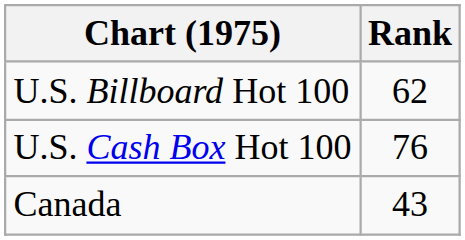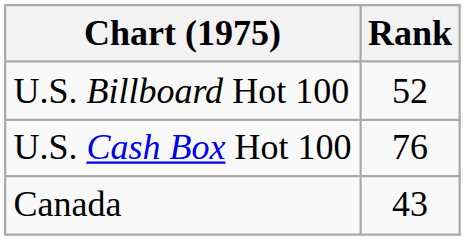(410, 90) 62 -> (410, 90) 52
